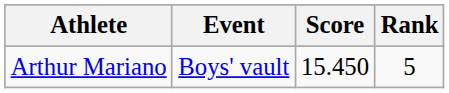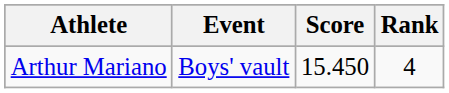(410, 66) 5 -> (410, 66) 4
